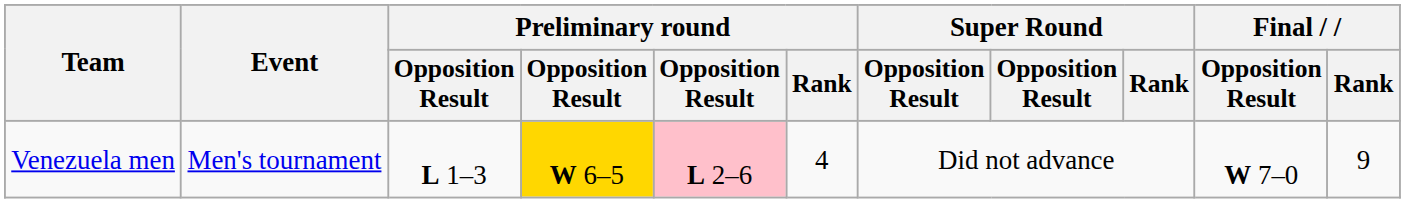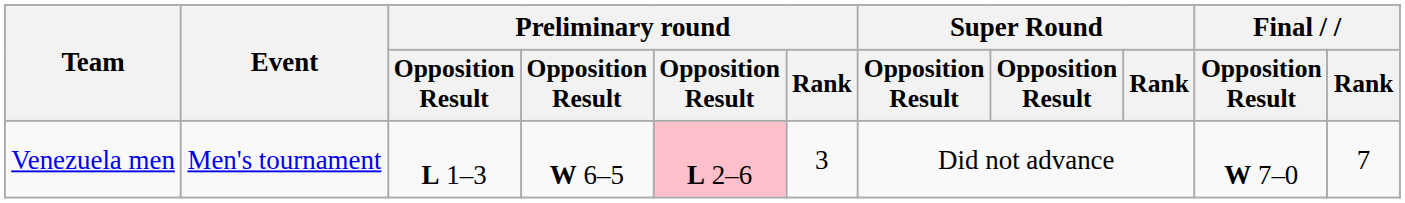(587, 175) gold background -> (587, 175) no background
(822, 159) 4 -> (822, 159) 3
(1364, 159) 9 -> (1364, 159) 7
